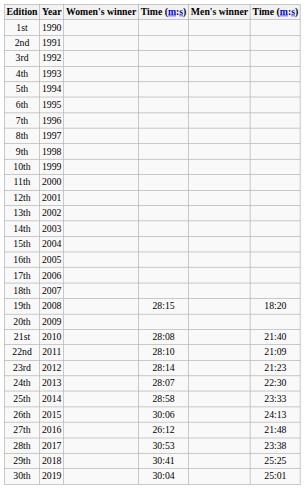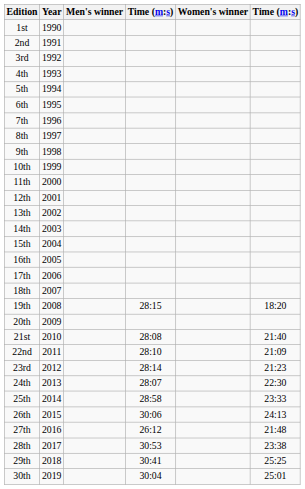columns swapped: (219, 12) <-> (101, 12)
